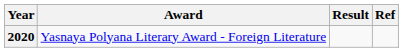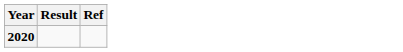- column: (183, 15)
